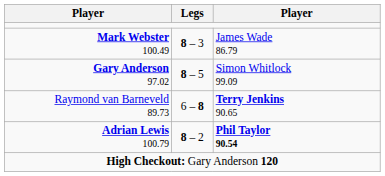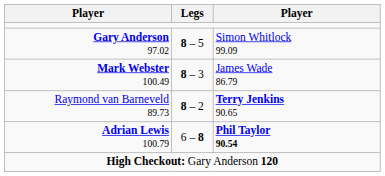rows swapped: (133, 43) <-> (131, 74)
(192, 106) 6 – 8 -> (192, 106) 8 – 2
(192, 137) 8 – 2 -> (192, 137) 6 – 8
